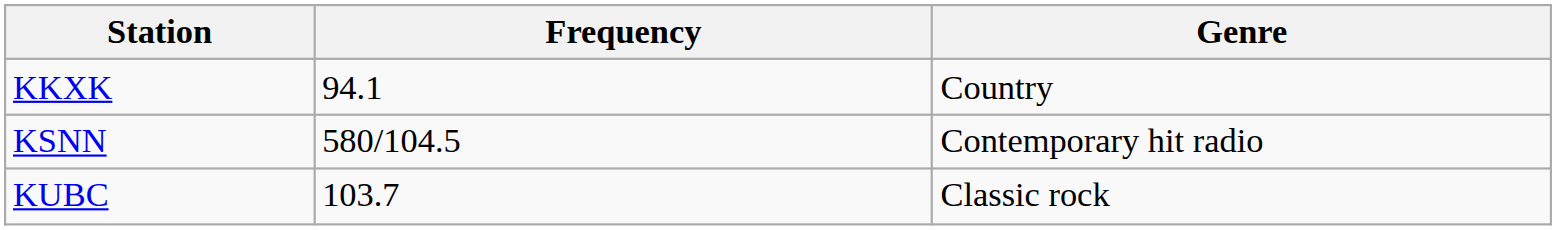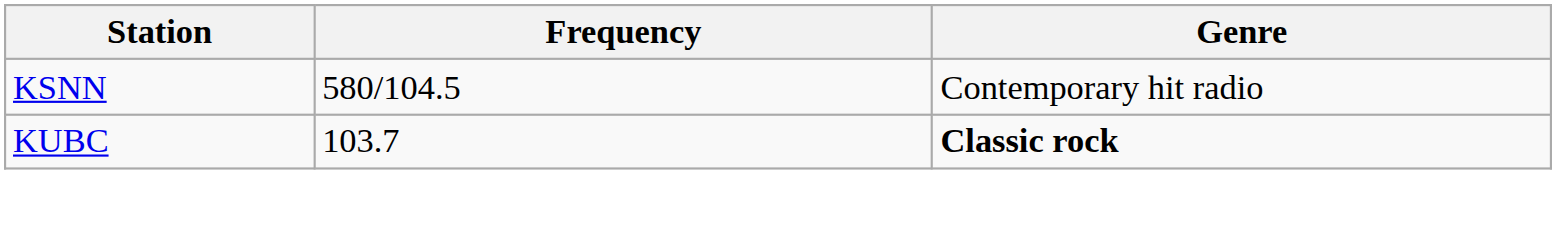- row: (63, 86)
(1025, 195) normal -> (1030, 140) bold
